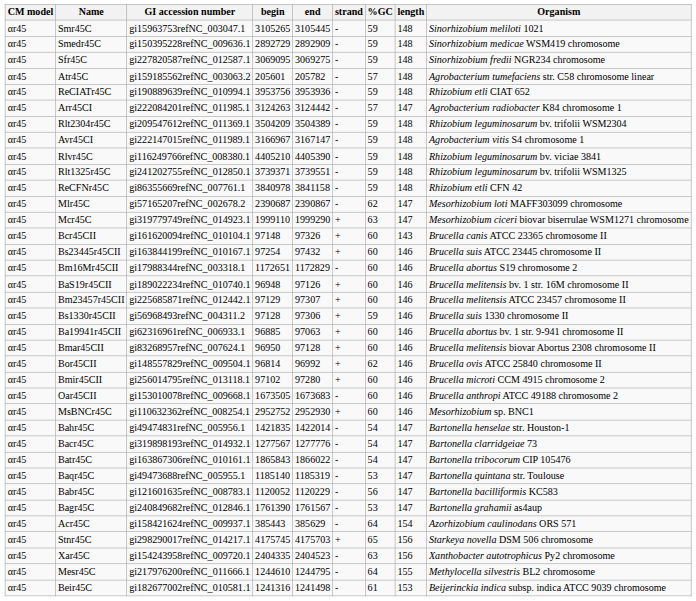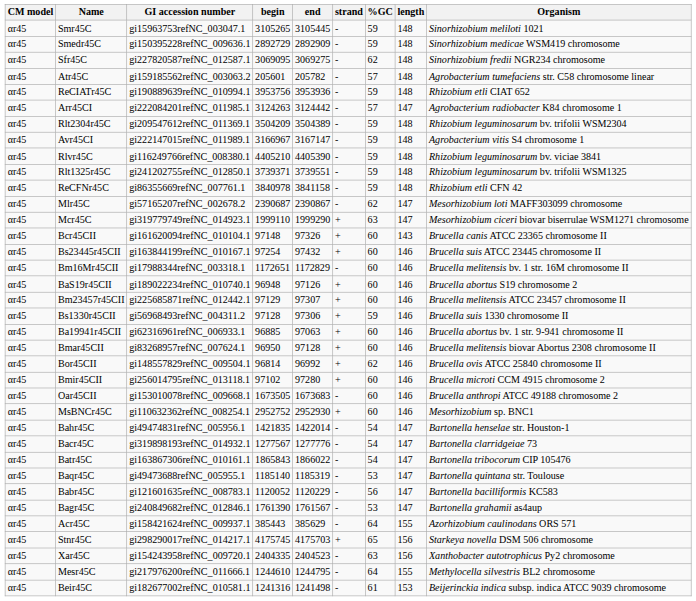(373, 60) 59 -> (373, 60) 62
(503, 268) Brucella abortus S19 chromosome 2 -> (529, 268) Brucella melitensis bv. 1 str. 16M chromosome II
(529, 284) Brucella melitensis bv. 1 str. 16M chromosome II -> (503, 284) Brucella abortus S19 chromosome 2
(405, 524) 154 -> (405, 524) 155
